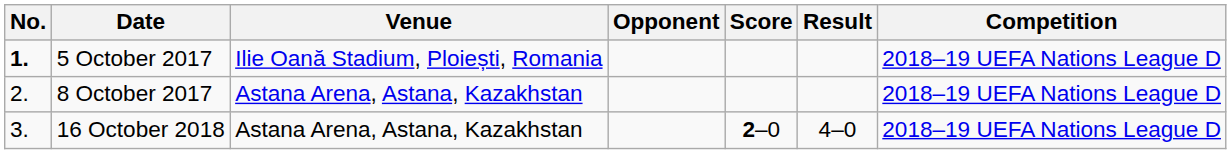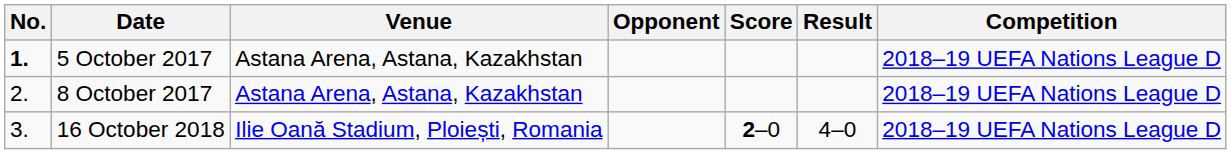(419, 58) Ilie Oană Stadium, Ploiești, Romania -> (409, 58) Astana Arena, Astana, Kazakhstan
(409, 129) Astana Arena, Astana, Kazakhstan -> (419, 129) Ilie Oană Stadium, Ploiești, Romania
